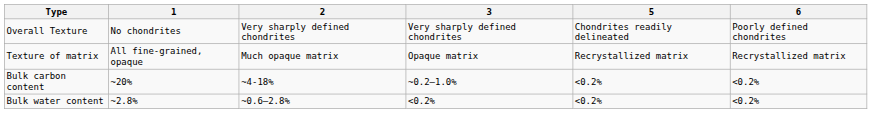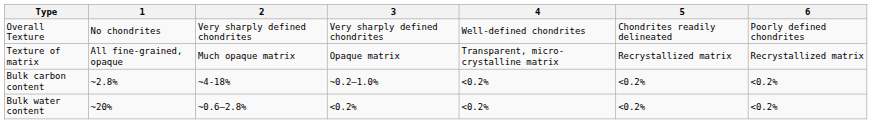+ column: (538, 12)
(121, 81) ~20% -> (104, 81) ~2.8%
(124, 101) ~2.8% -> (101, 106) ~20%
